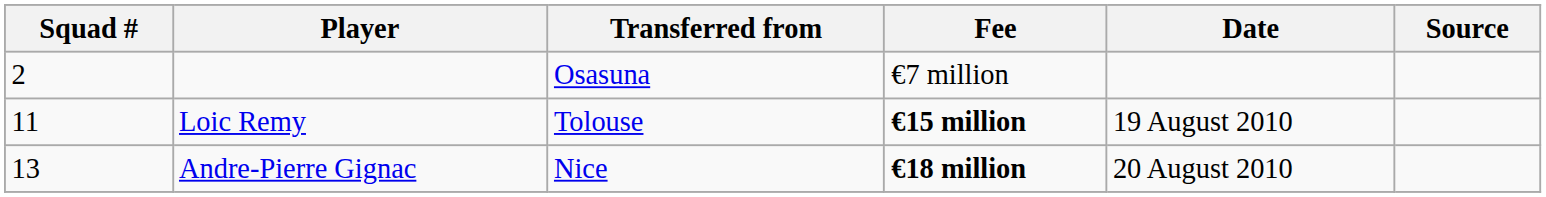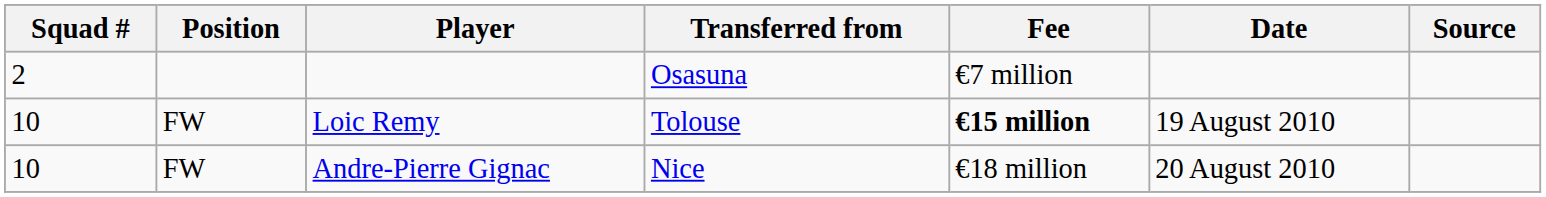+ column: (231, 28)
(25, 121) 11 -> (26, 121) 10
(26, 168) 13 -> (26, 168) 10
(959, 168) bold -> (1021, 168) normal
